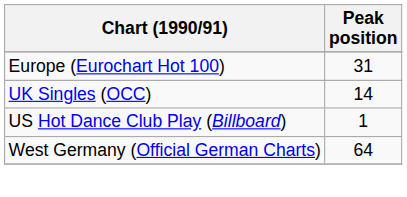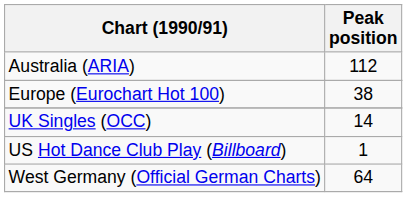+ row: (72, 66)
(363, 66) 31 -> (363, 94) 38
